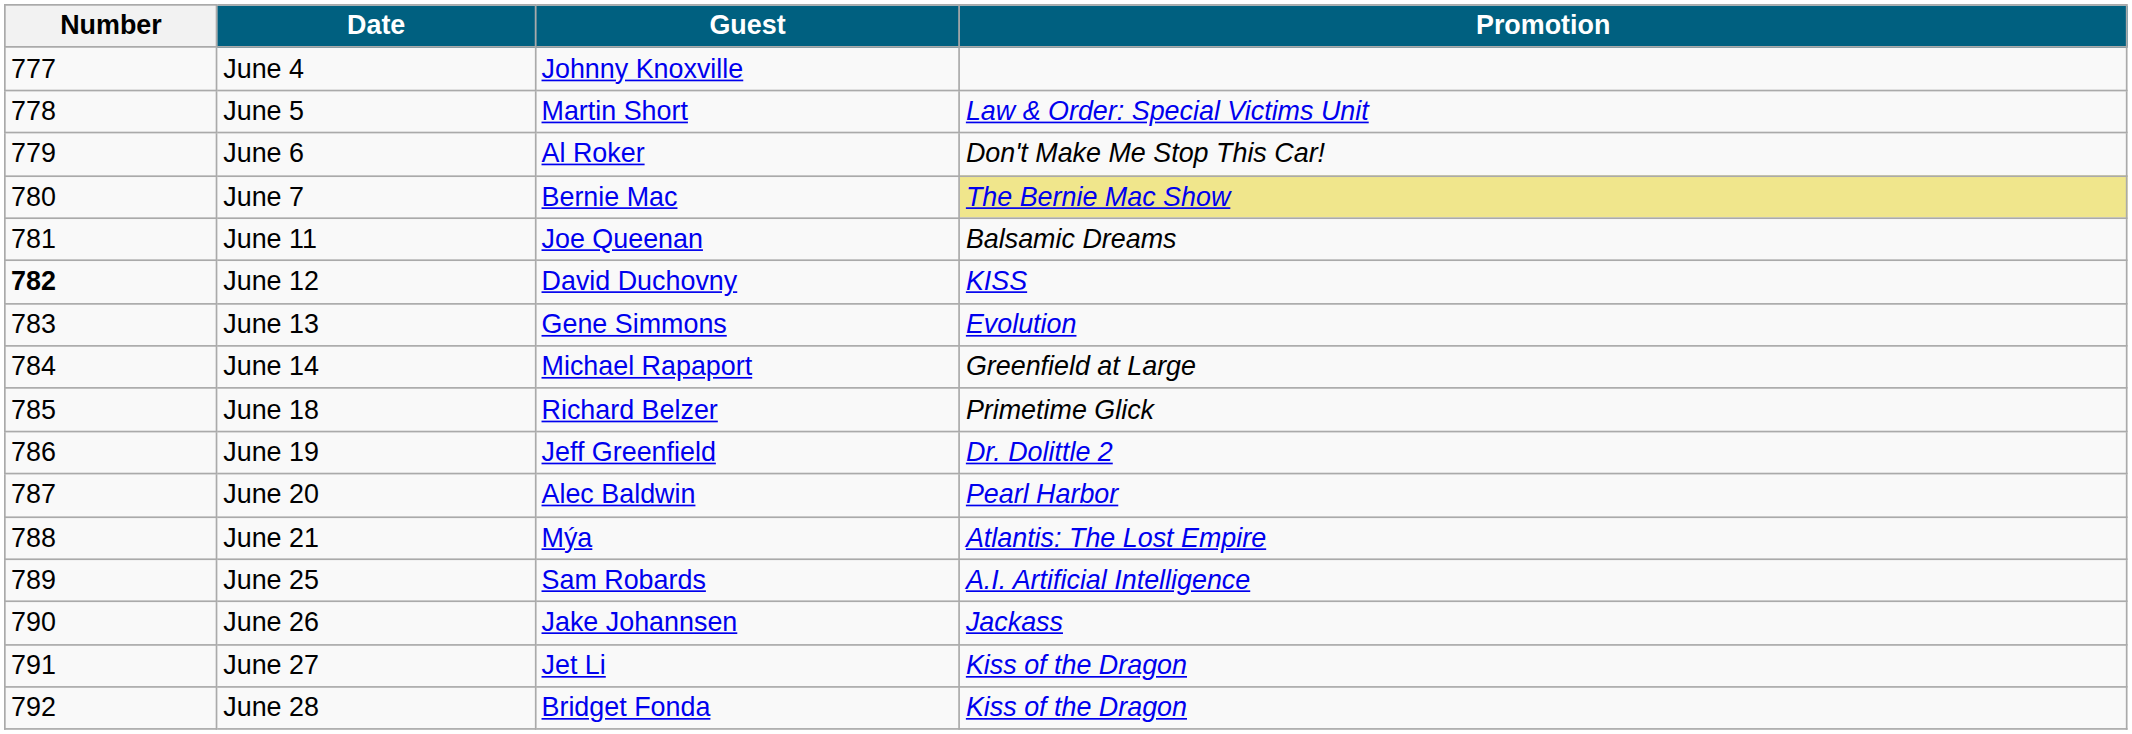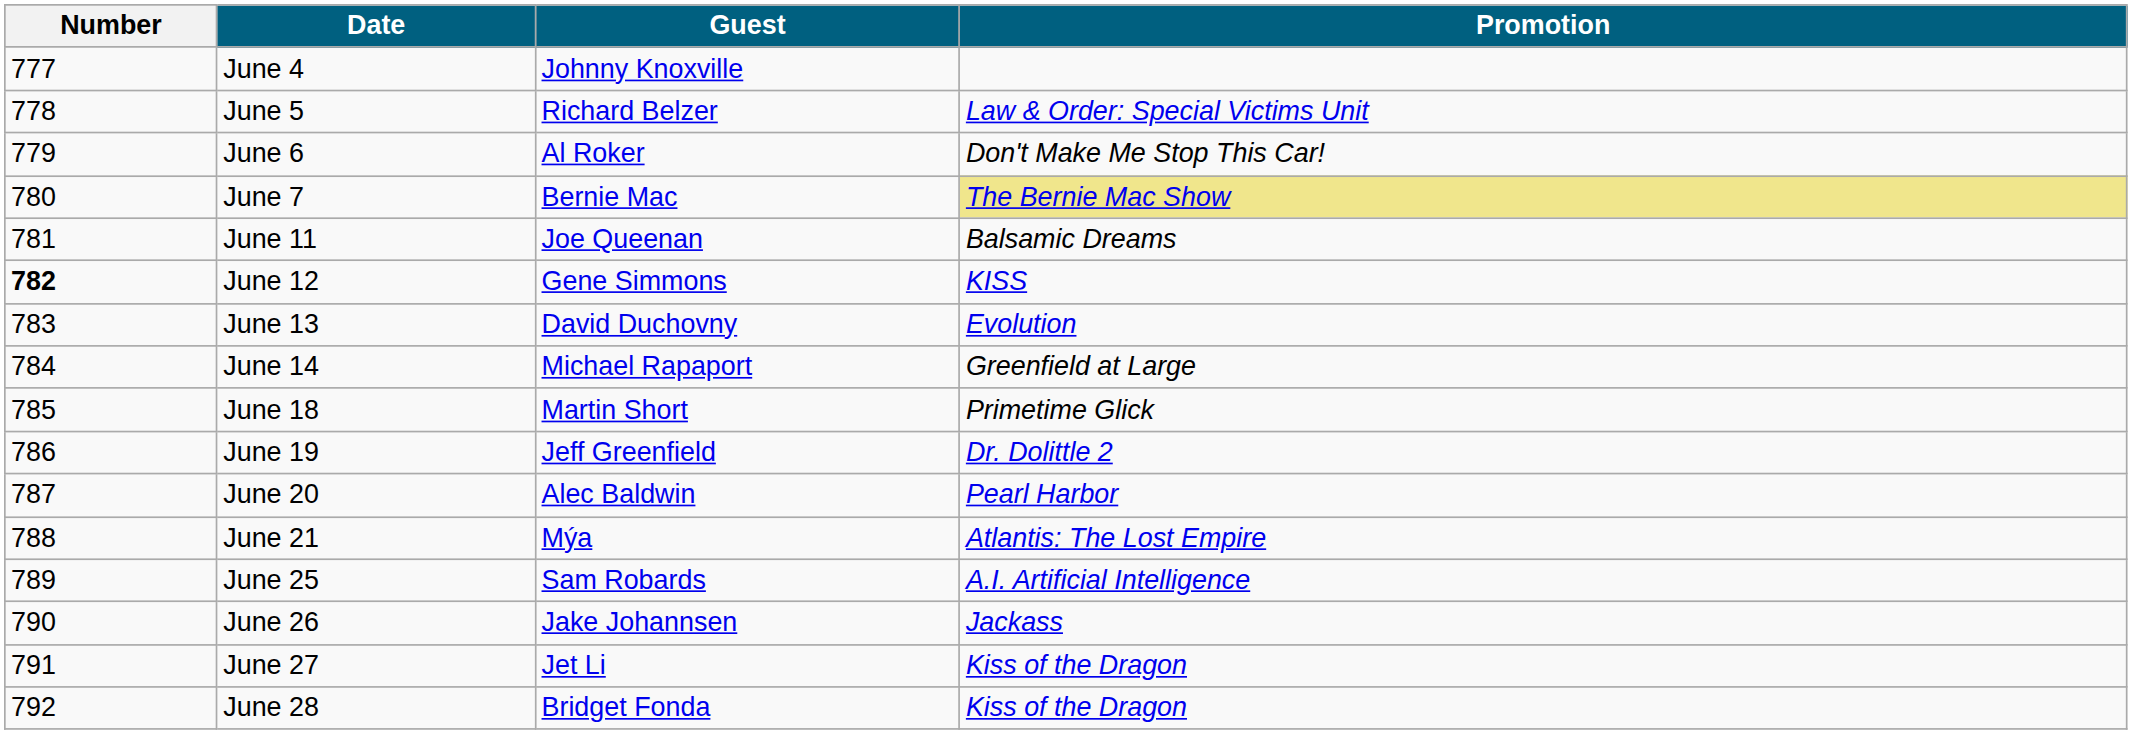(615, 111) Martin Short -> (630, 111) Richard Belzer
(639, 281) David Duchovny -> (634, 281) Gene Simmons
(634, 324) Gene Simmons -> (639, 324) David Duchovny
(630, 409) Richard Belzer -> (615, 409) Martin Short
